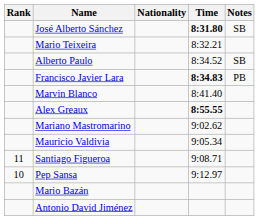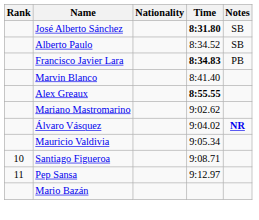- row: (66, 45)
+ row: (68, 126)
(19, 158) 11 -> (19, 158) 10
(19, 175) 10 -> (19, 175) 11
- row: (84, 207)
